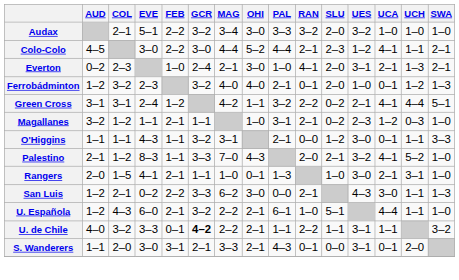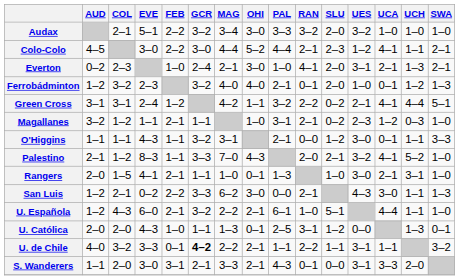+ row: (43, 230)
(388, 247) 0–1 -> (388, 265) 3–3
